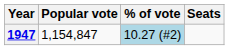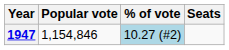(69, 34) 1,154,847 -> (69, 34) 1,154,846
